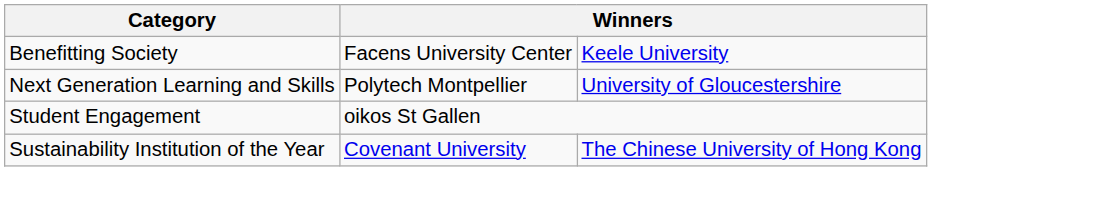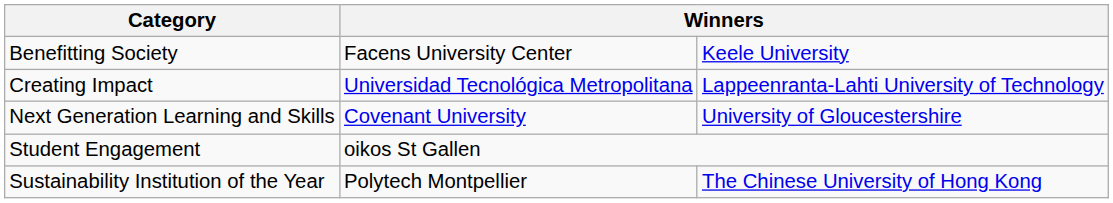+ row: (81, 85)
(435, 85) Polytech Montpellier -> (435, 117) Covenant University
(435, 149) Covenant University -> (435, 181) Polytech Montpellier
